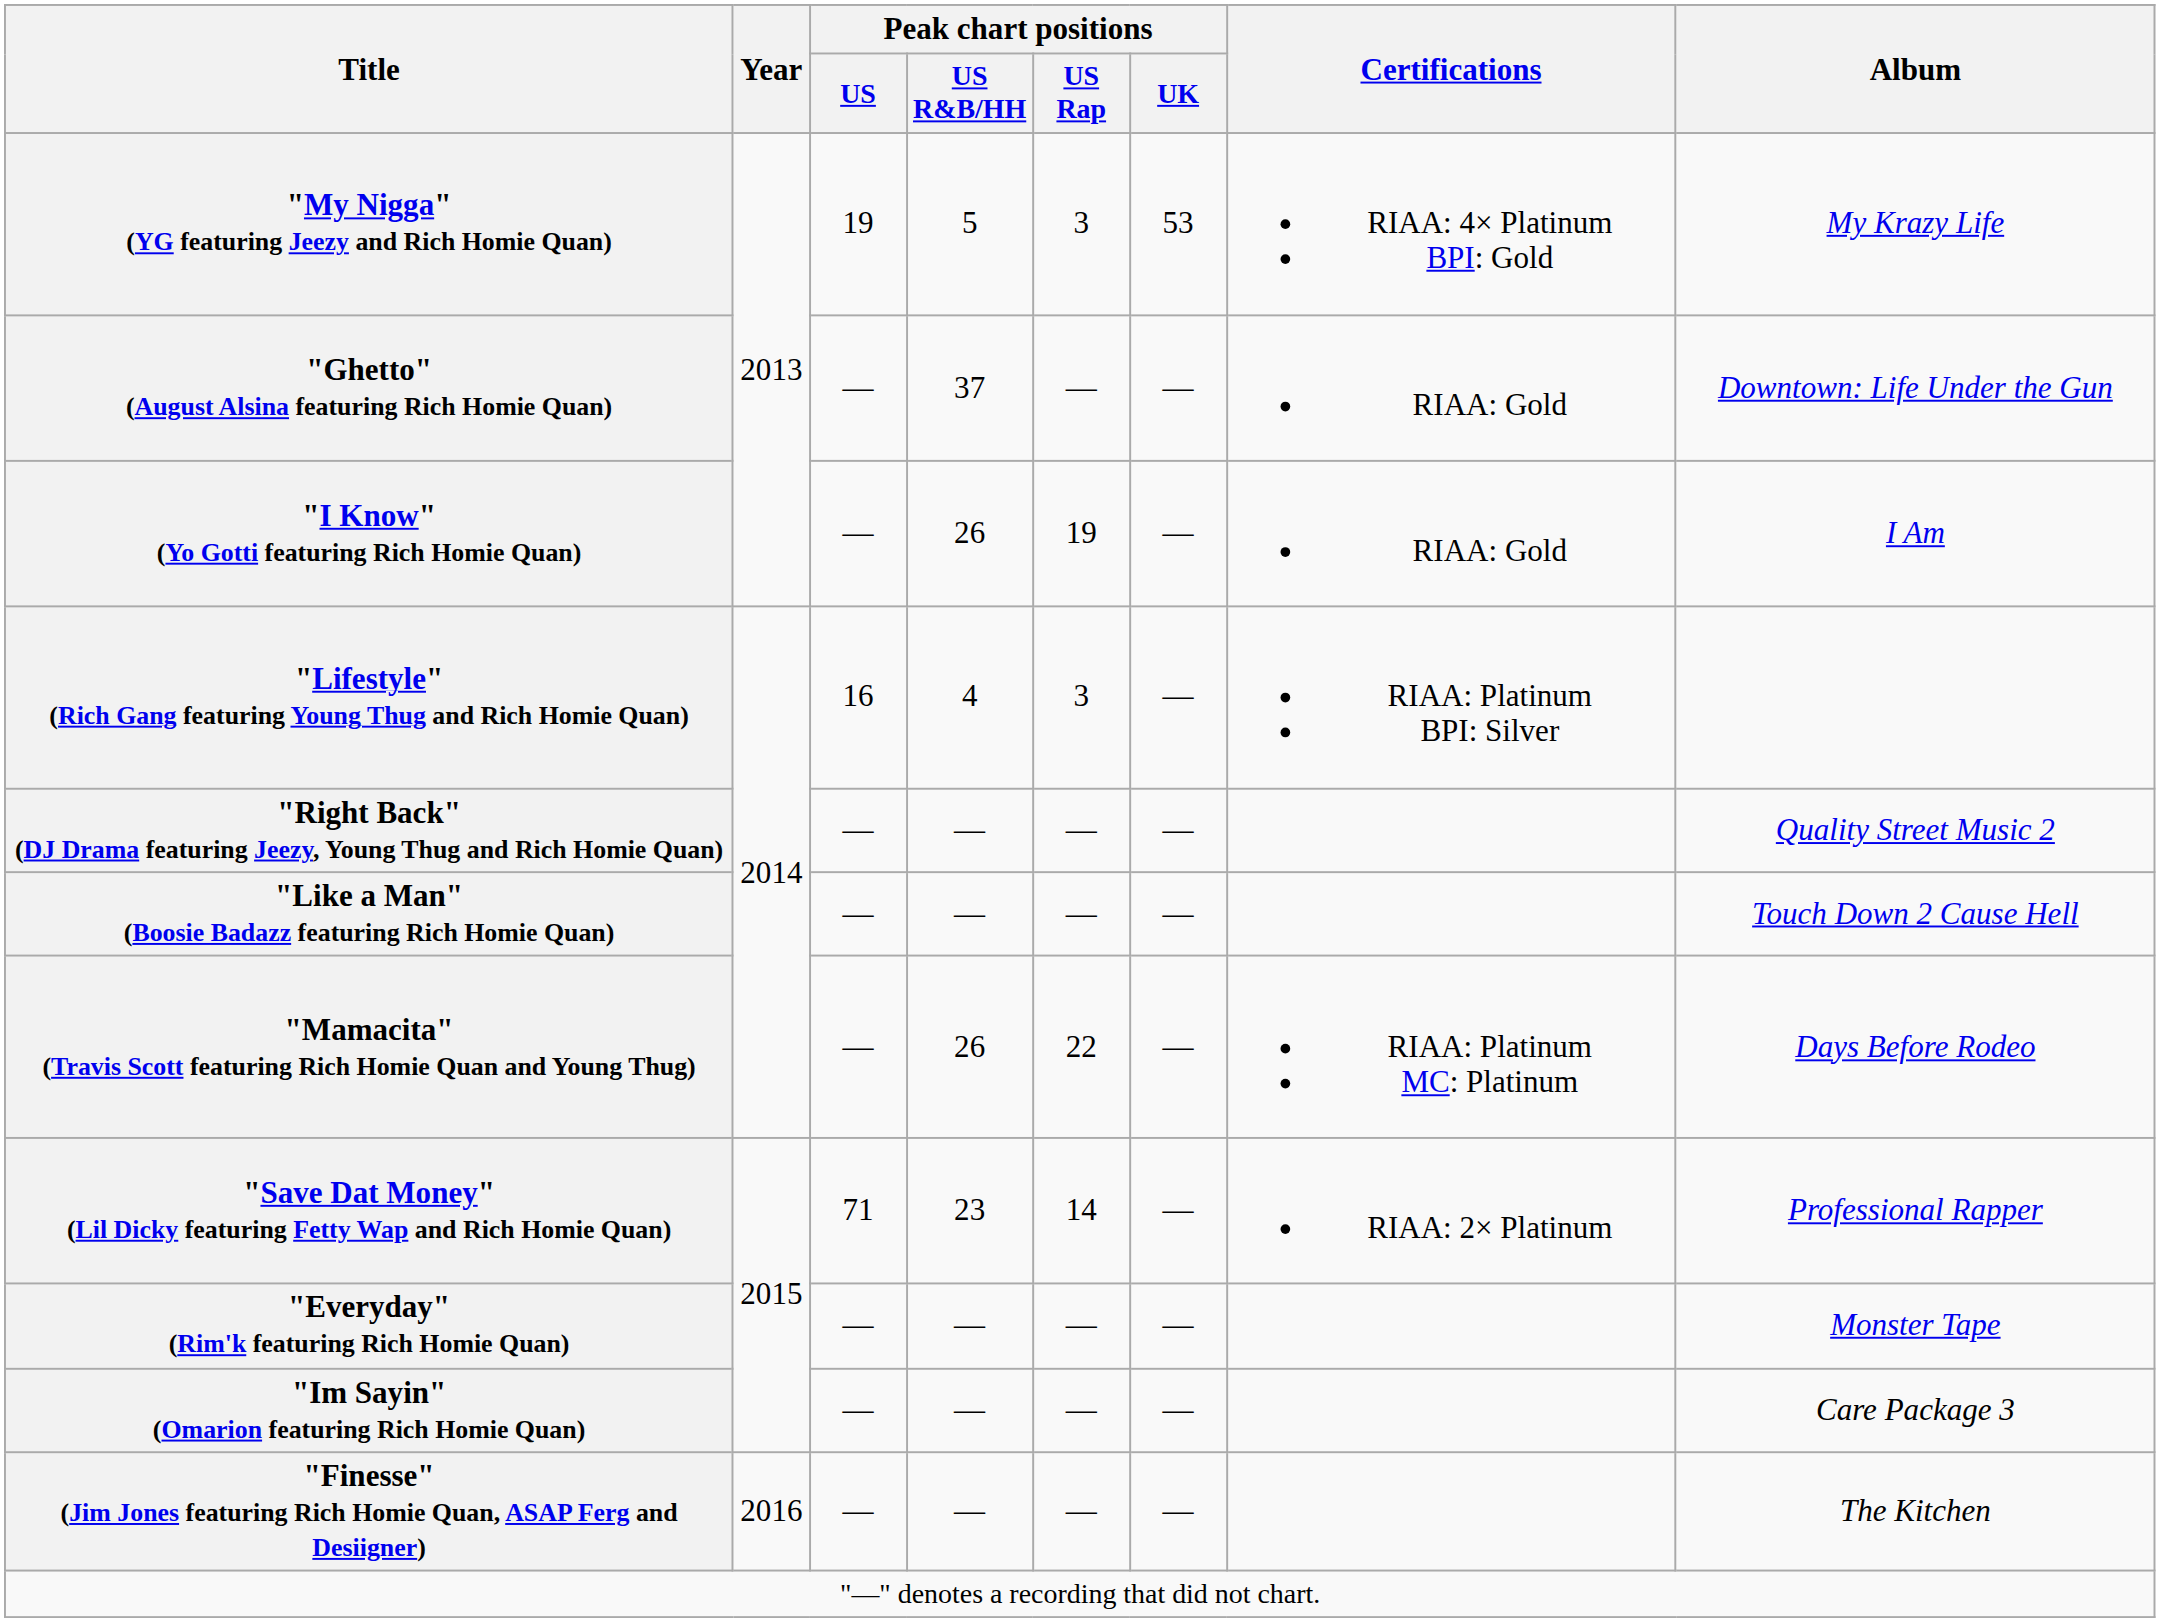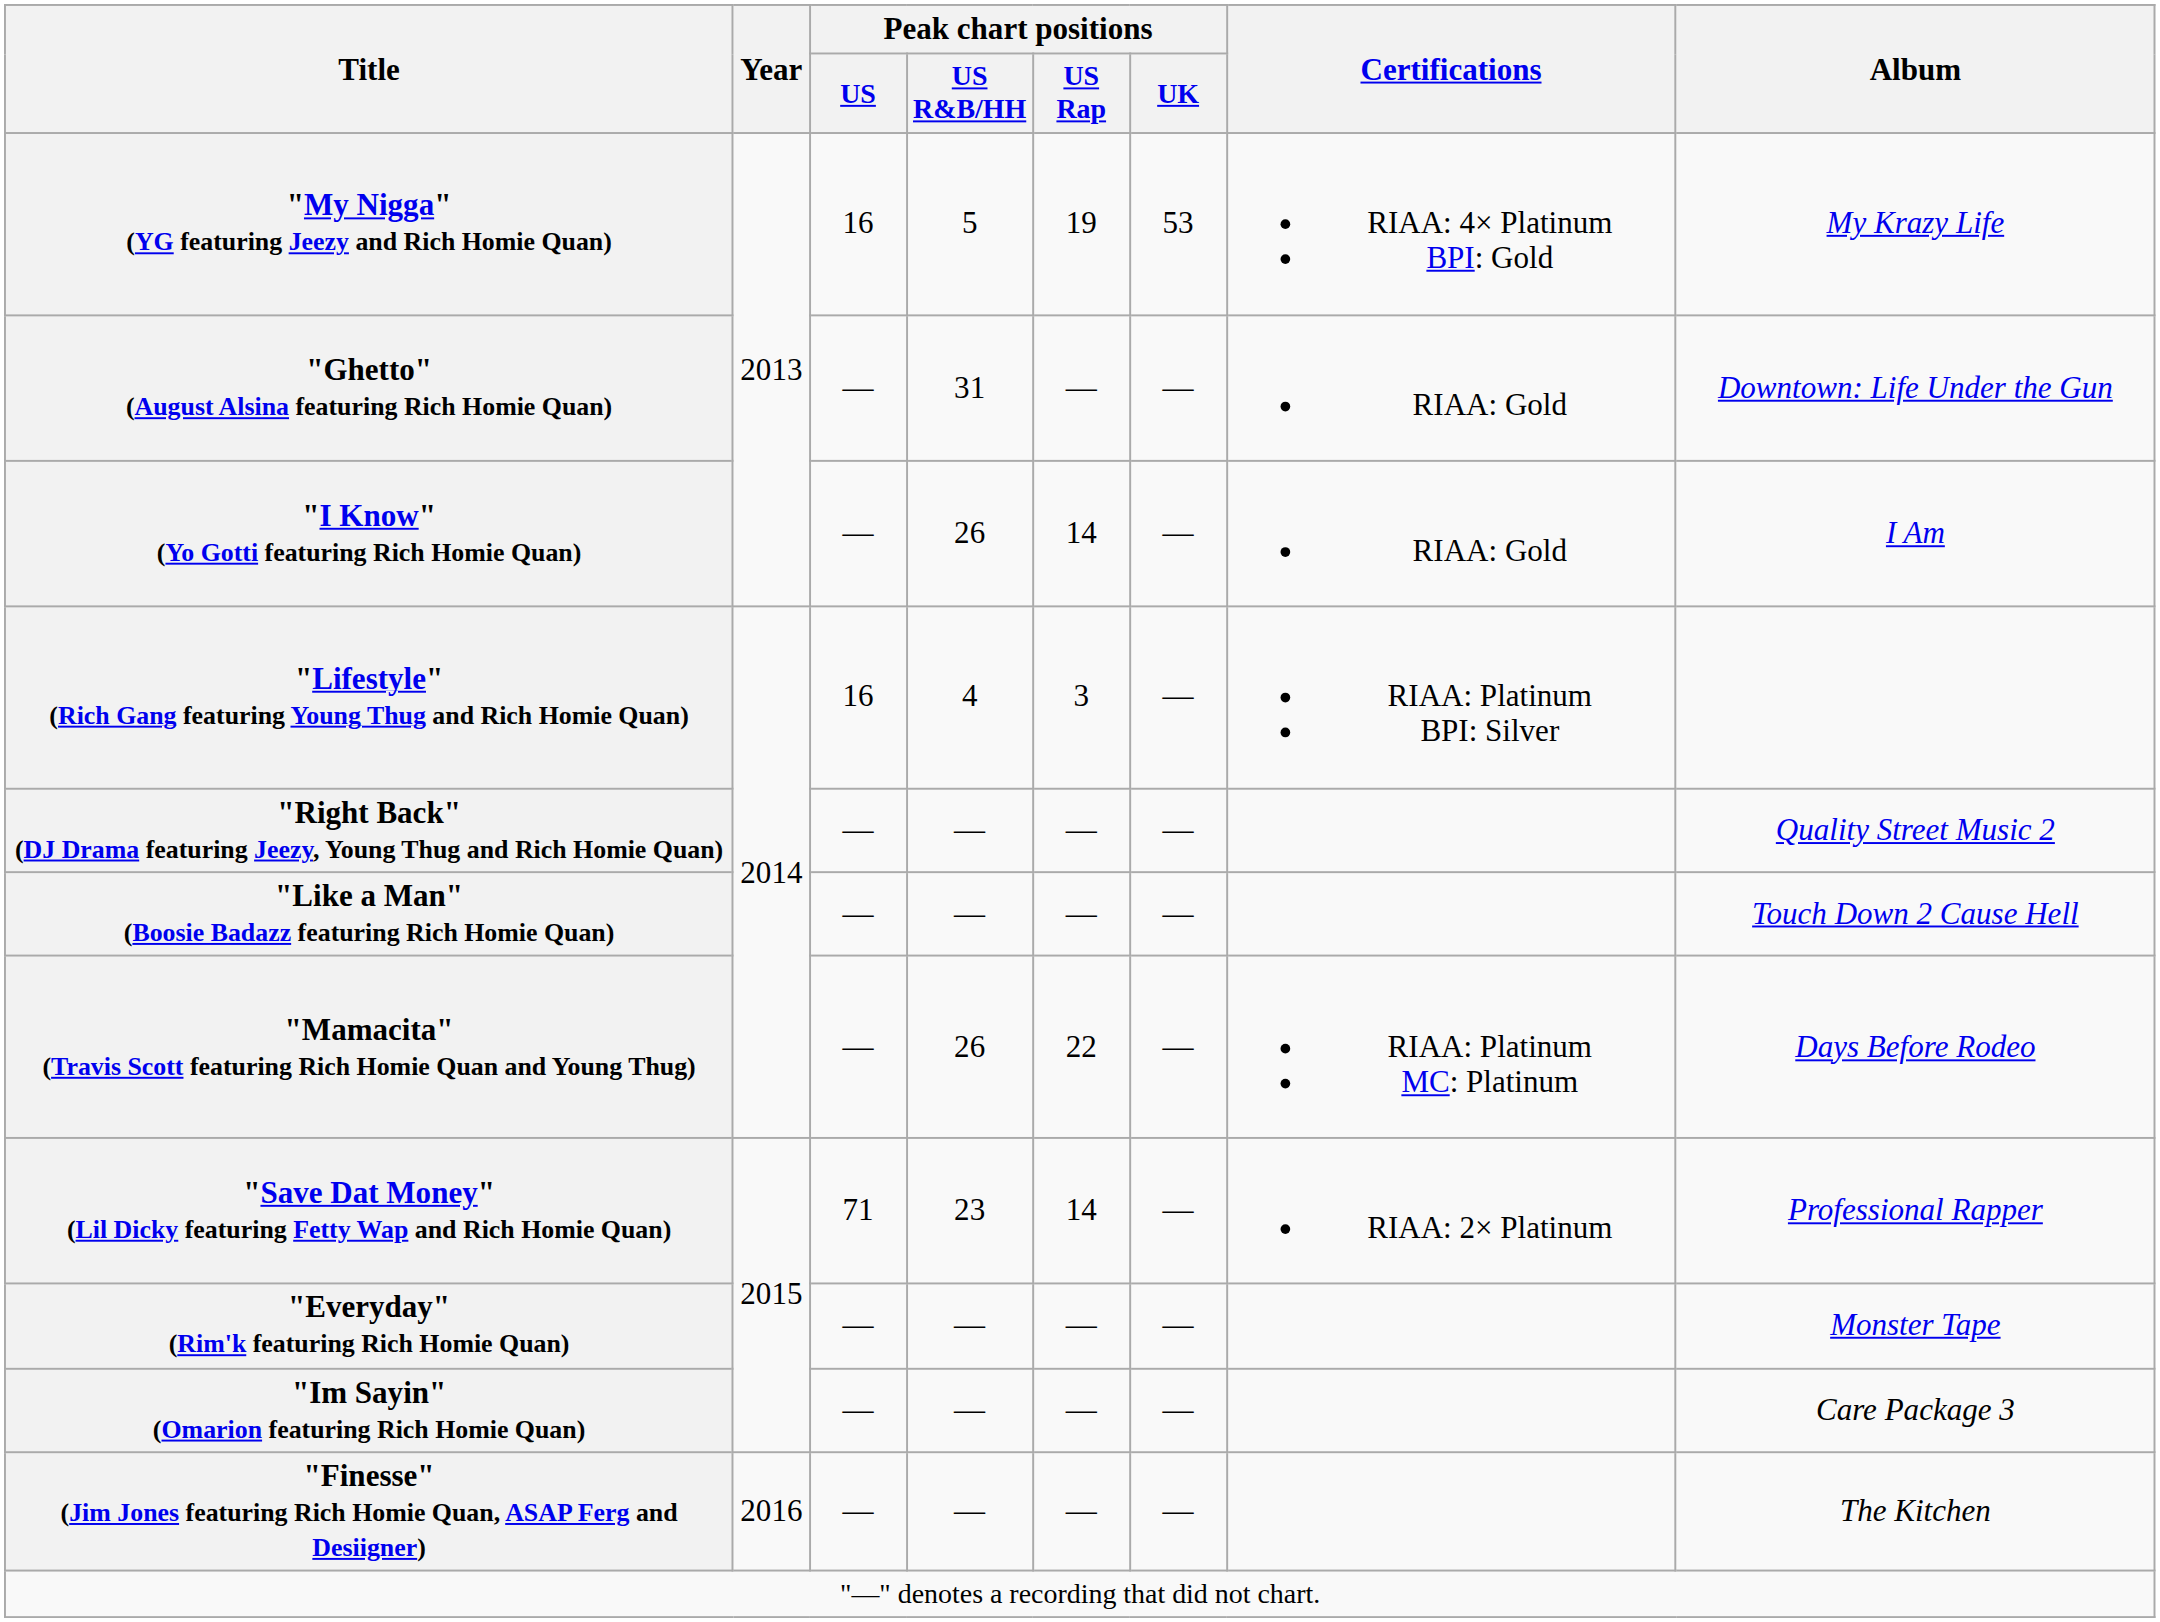(858, 223) 19 -> (858, 223) 16
(1081, 223) 3 -> (1081, 223) 19
(970, 387) 37 -> (970, 387) 31
(1081, 533) 19 -> (1081, 533) 14
